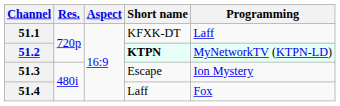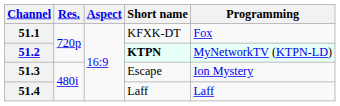(204, 33) Laff -> (203, 33) Fox
(203, 91) Fox -> (204, 91) Laff
